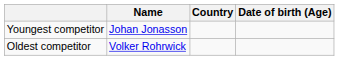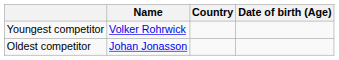(148, 30) Johan Jonasson -> (148, 30) Volker Rohrwick
(148, 47) Volker Rohrwick -> (148, 47) Johan Jonasson
